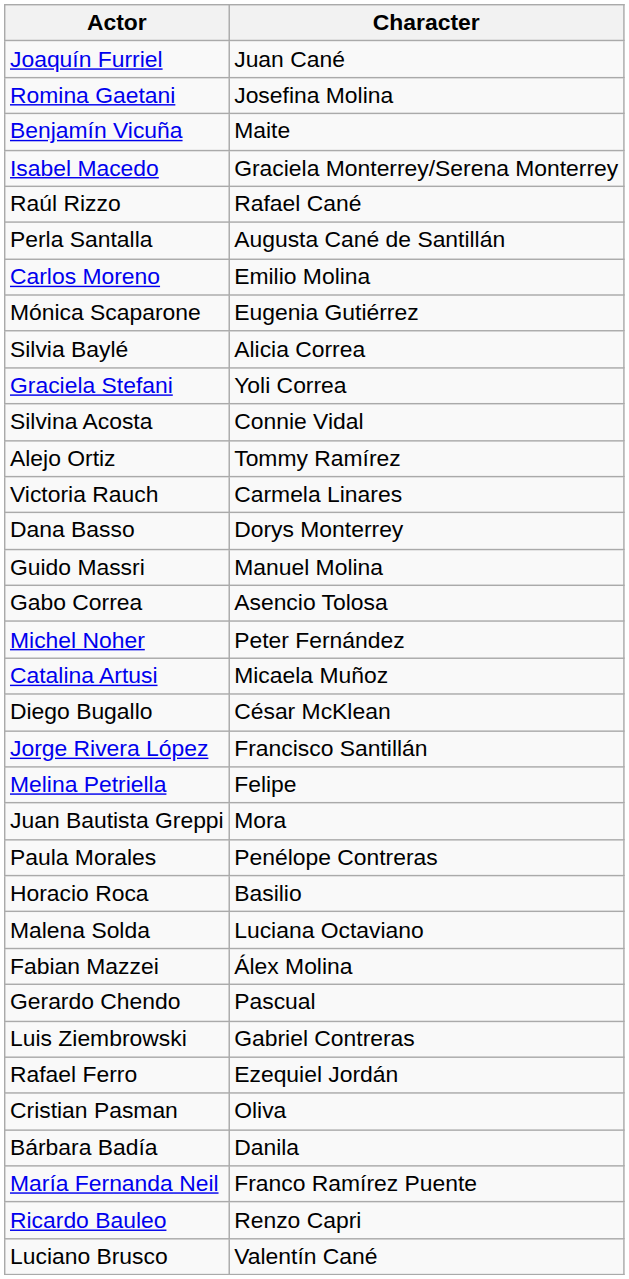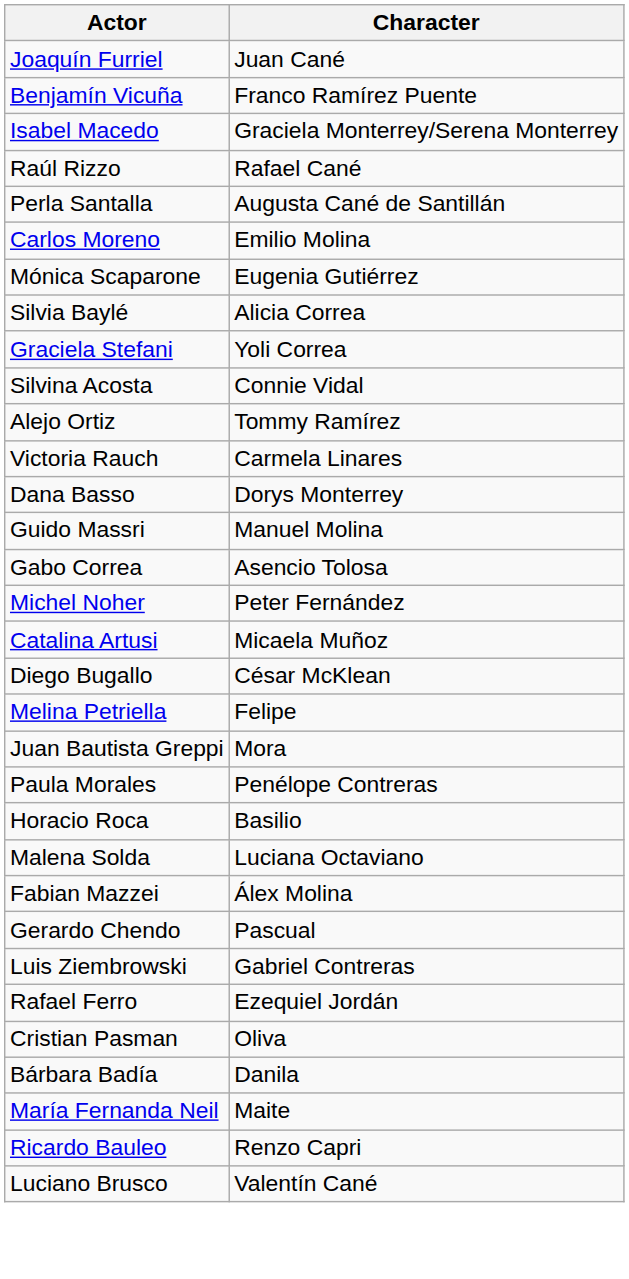- row: (93, 95)
(262, 131) Maite -> (356, 95) Franco Ramírez Puente
- row: (109, 748)
(356, 1183) Franco Ramírez Puente -> (262, 1111) Maite
